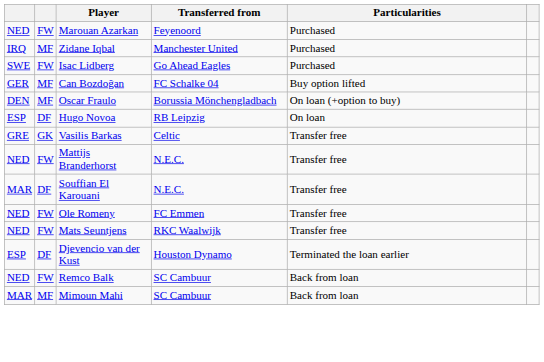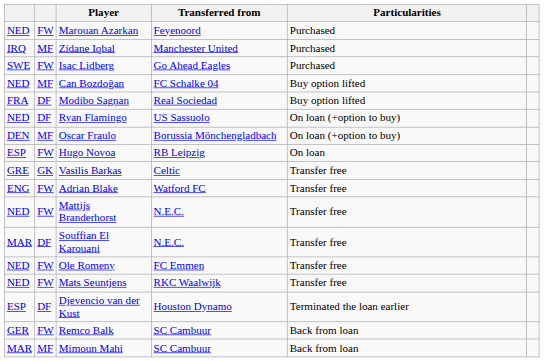(18, 83) GER -> (18, 83) NED
+ row: (94, 100)
+ row: (93, 118)
(44, 118) DF -> (45, 153) FW
+ row: (88, 188)
(18, 278) NED -> (18, 330) GER
